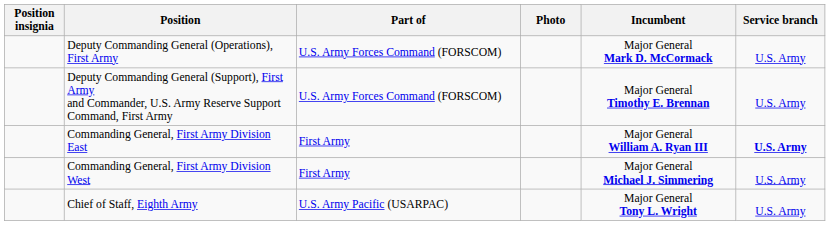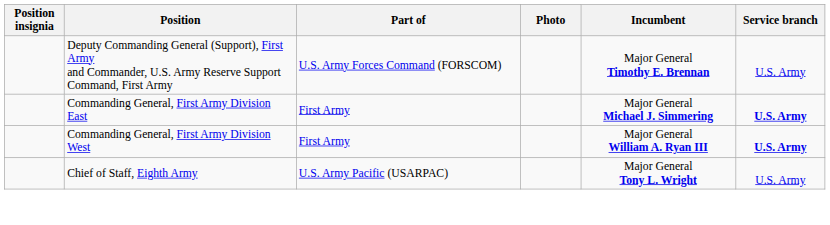- row: (170, 51)
(658, 141) Major General William A. Ryan III -> (658, 109) Major General Michael J. Simmering
(658, 173) Major General Michael J. Simmering -> (658, 141) Major General William A. Ryan III
(780, 179) normal -> (780, 148) bold
